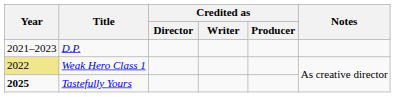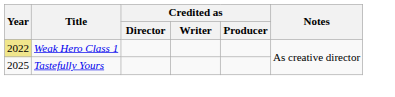- row: (71, 48)
(18, 83) bold -> (18, 65) normal
